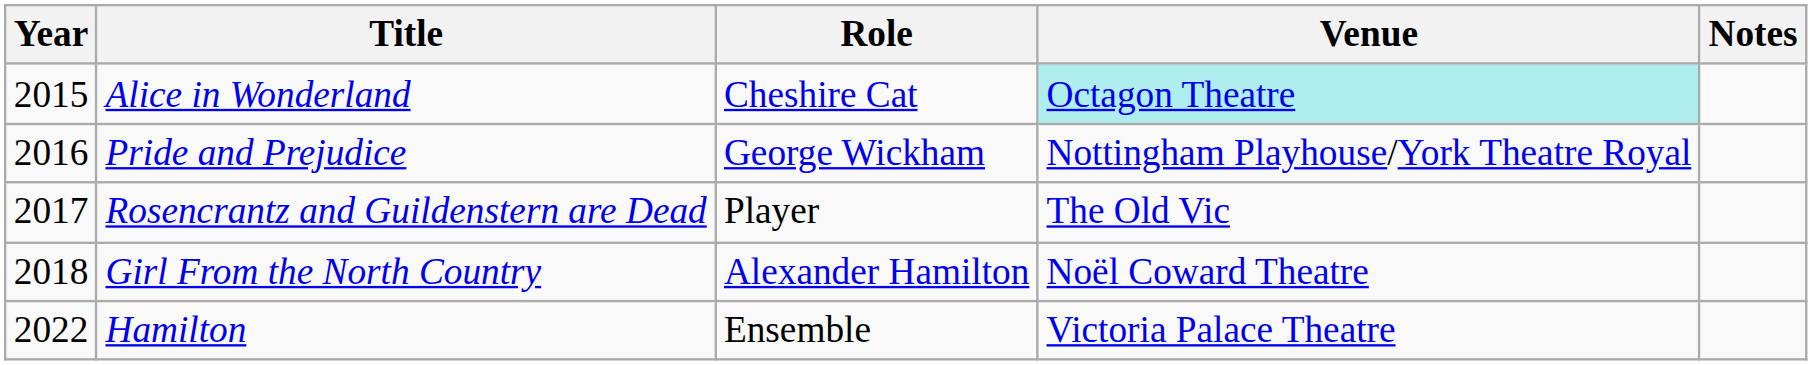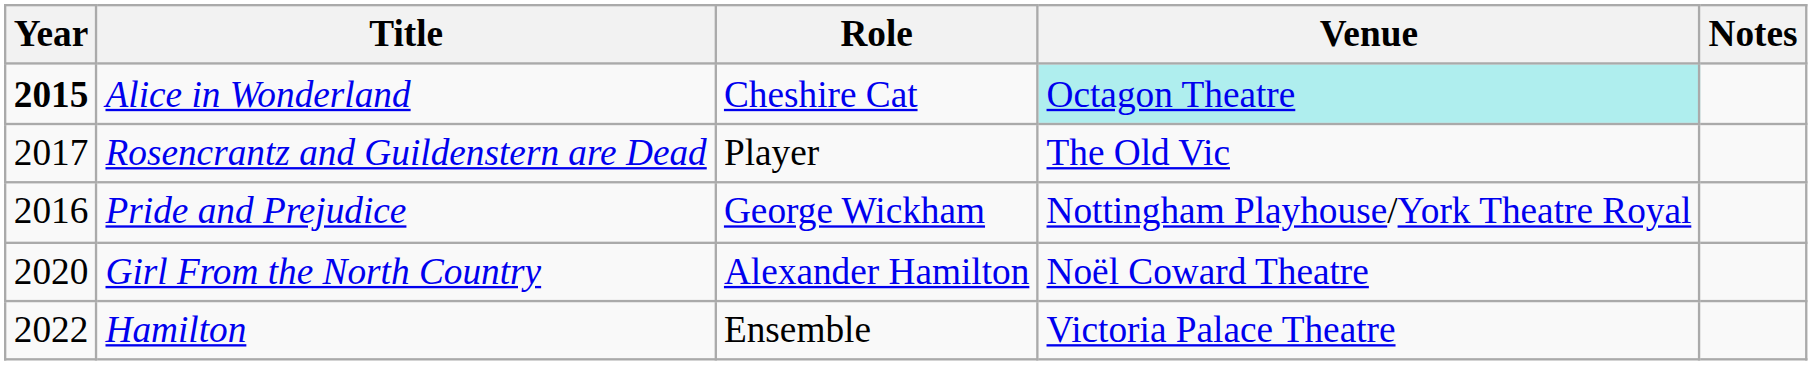(51, 93) normal -> (51, 93) bold
rows swapped: (406, 211) <-> (256, 152)
(51, 270) 2018 -> (51, 270) 2020
